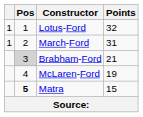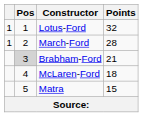(111, 43) 31 -> (111, 43) 28
(111, 74) 19 -> (111, 74) 18
(25, 89) bold -> (25, 89) normal
